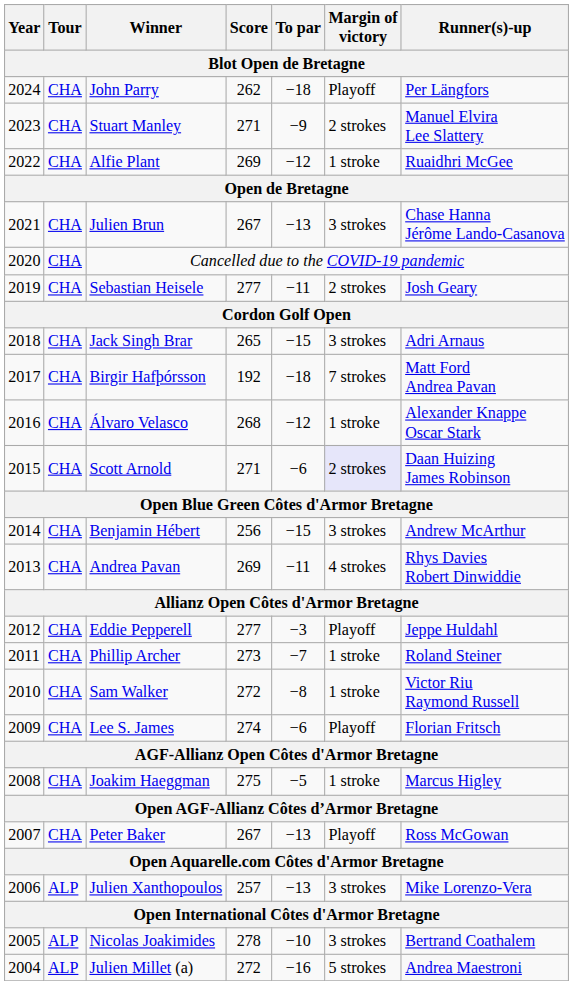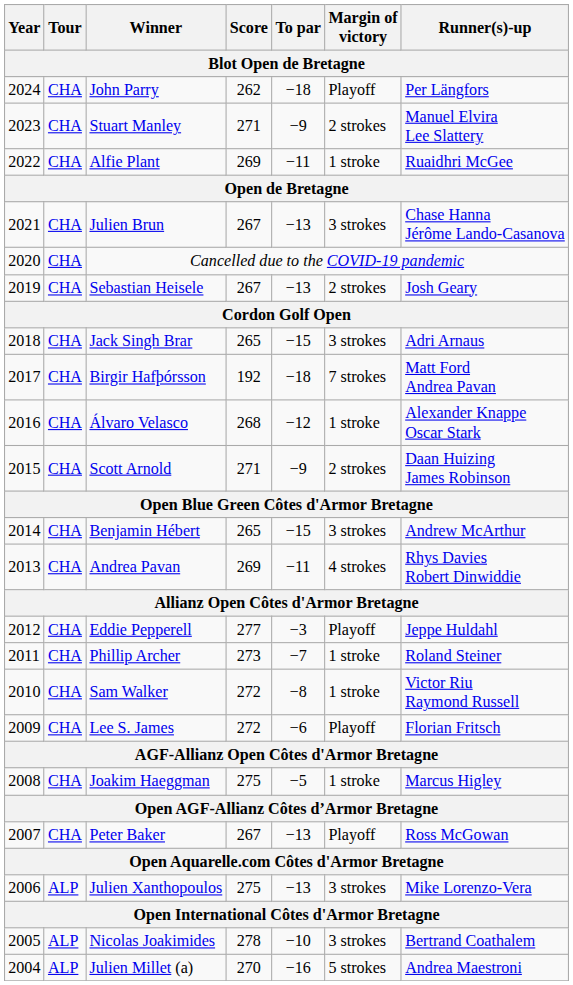(298, 162) −12 -> (298, 162) −11
(249, 287) 277 -> (249, 287) 267
(298, 287) −11 -> (298, 287) −13
(298, 468) −6 -> (298, 468) −9
(357, 468) lavender background -> (357, 468) no background
(249, 530) 256 -> (249, 530) 265
(249, 728) 274 -> (249, 728) 272
(249, 887) 257 -> (249, 887) 275
(249, 967) 272 -> (249, 967) 270
